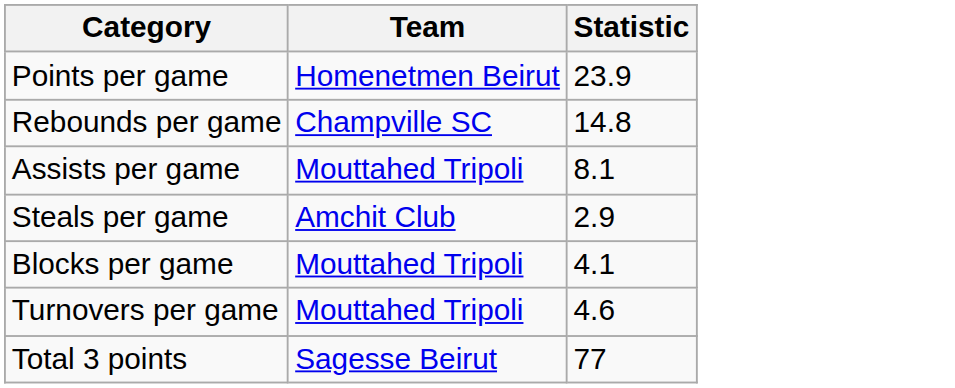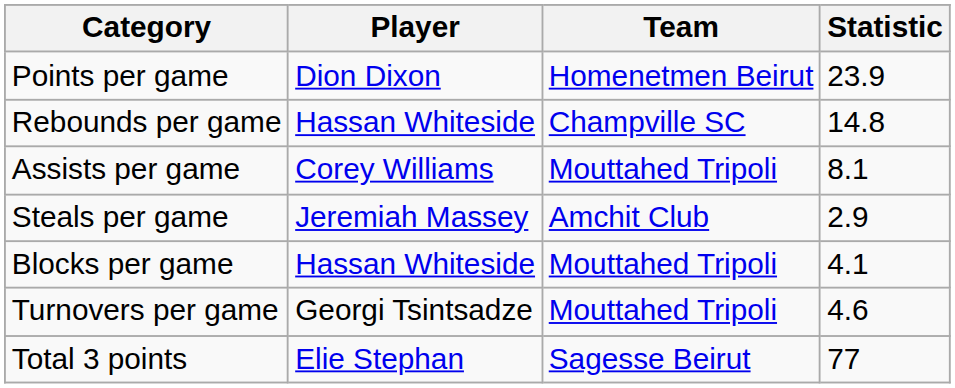+ column: (415, 28)
